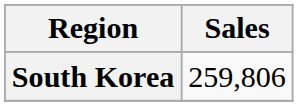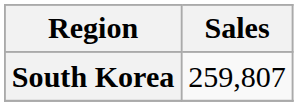(237, 76) 259,806 -> (237, 76) 259,807
